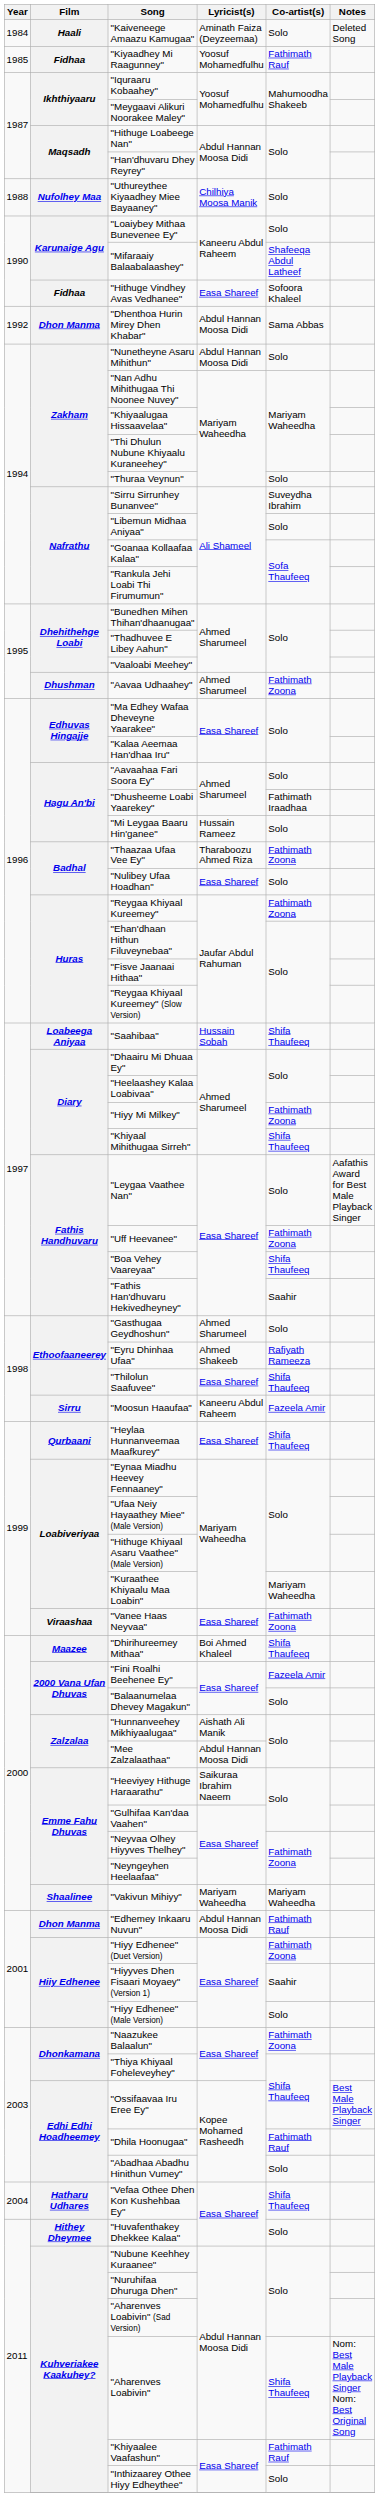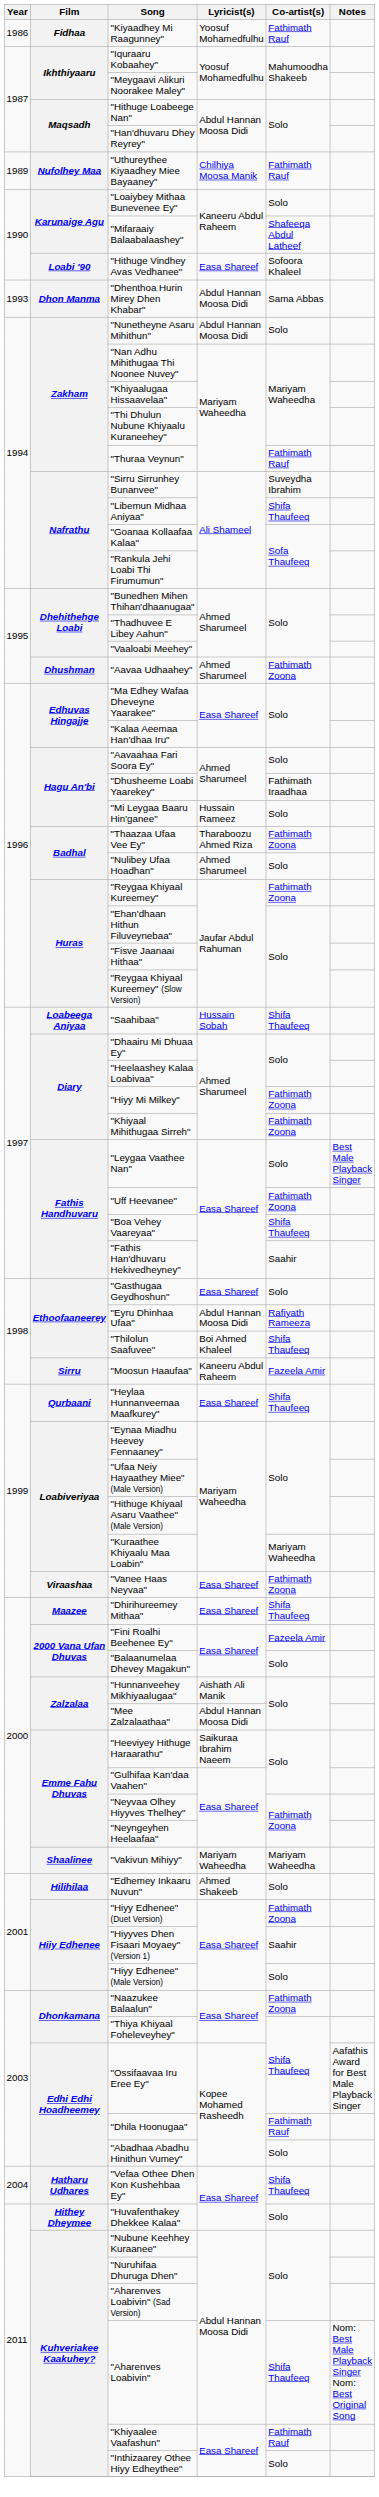- row: (152, 33)
(17, 59) 1985 -> (17, 33) 1986
(17, 197) 1988 -> (17, 170) 1989
(278, 197) Solo -> (290, 170) Fathimath Rauf
(69, 293) Fidhaa -> (69, 266) Loabi '90
(17, 325) 1992 -> (17, 298) 1993
(278, 479) Solo -> (290, 458) Fathimath Rauf
(278, 526) Solo -> (289, 511) Shifa Thaufeeq
(229, 881) Easa Shareef -> (223, 866) Ahmed Sharumeel
(289, 1141) Shifa Thaufeeq -> (290, 1126) Fathimath Zoona
(352, 1190) Aafathis Award for Best Male Playback Singer -> (352, 1163) Best Male Playback Singer
(223, 1329) Ahmed Sharumeel -> (229, 1291) Easa Shareef
(218, 1355) Ahmed Shakeeb -> (230, 1318) Abdul Hannan Moosa Didi
(229, 1382) Easa Shareef -> (223, 1344) Boi Ahmed Khaleel
(223, 1648) Boi Ahmed Khaleel -> (229, 1611) Easa Shareef
(69, 1924) Dhon Manma -> (69, 1886) Hilihilaa
(230, 1924) Abdul Hannan Moosa Didi -> (218, 1886) Ahmed Shakeeb
(290, 1924) Fathimath Rauf -> (278, 1886) Solo
(352, 2104) Best Male Playback Singer -> (352, 2078) Aafathis Award for Best Male Playback Singer
